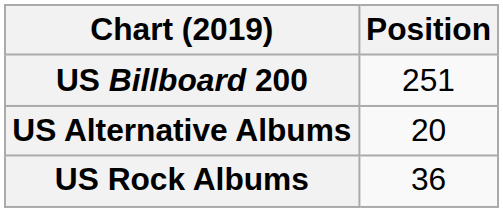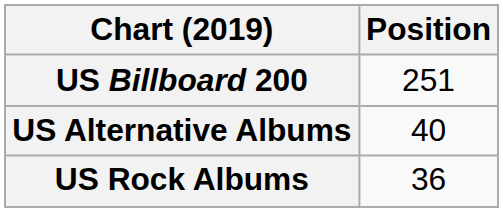(429, 130) 20 -> (429, 130) 40
